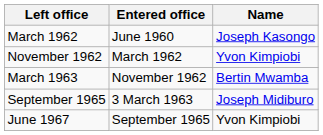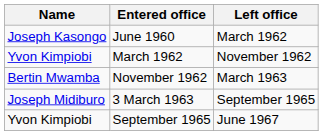columns swapped: (266, 15) <-> (57, 15)
